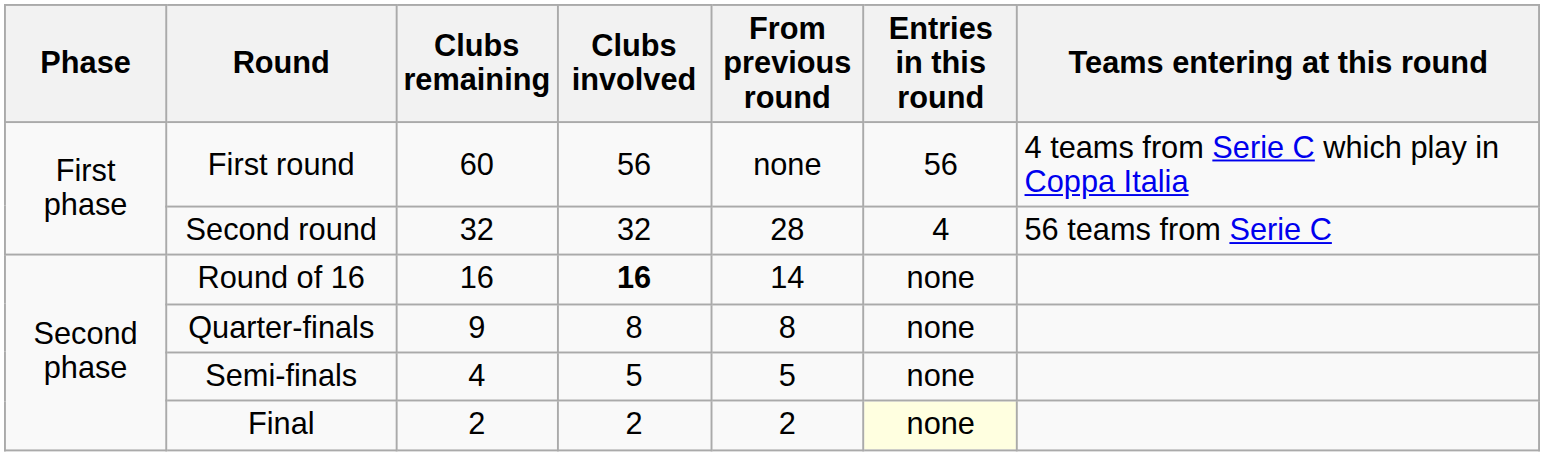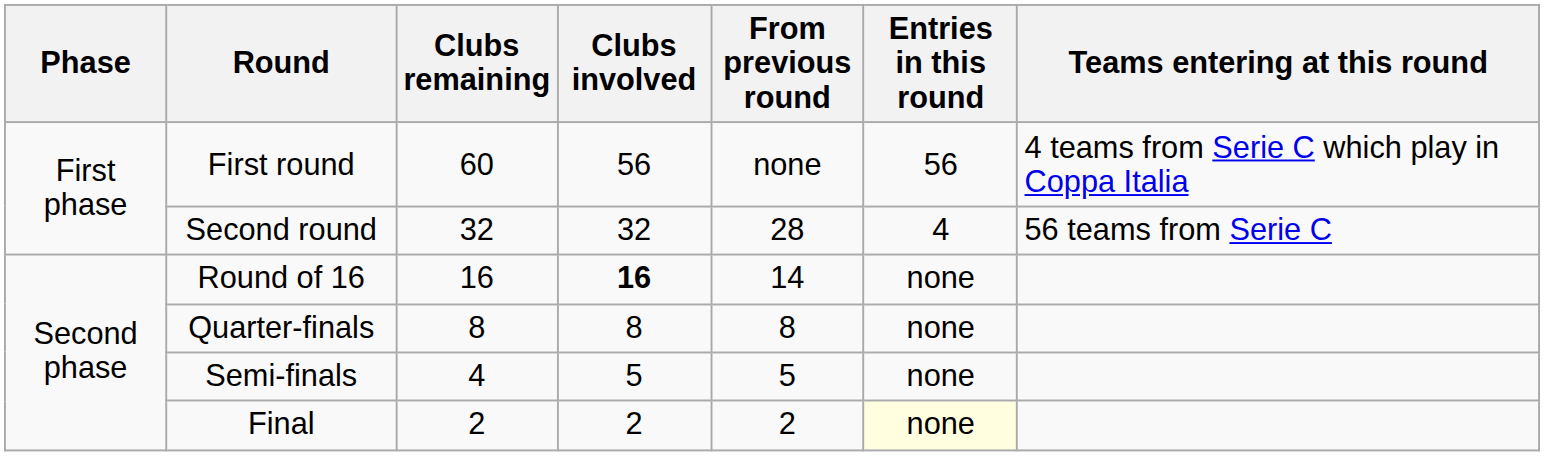(477, 327) 9 -> (477, 327) 8
